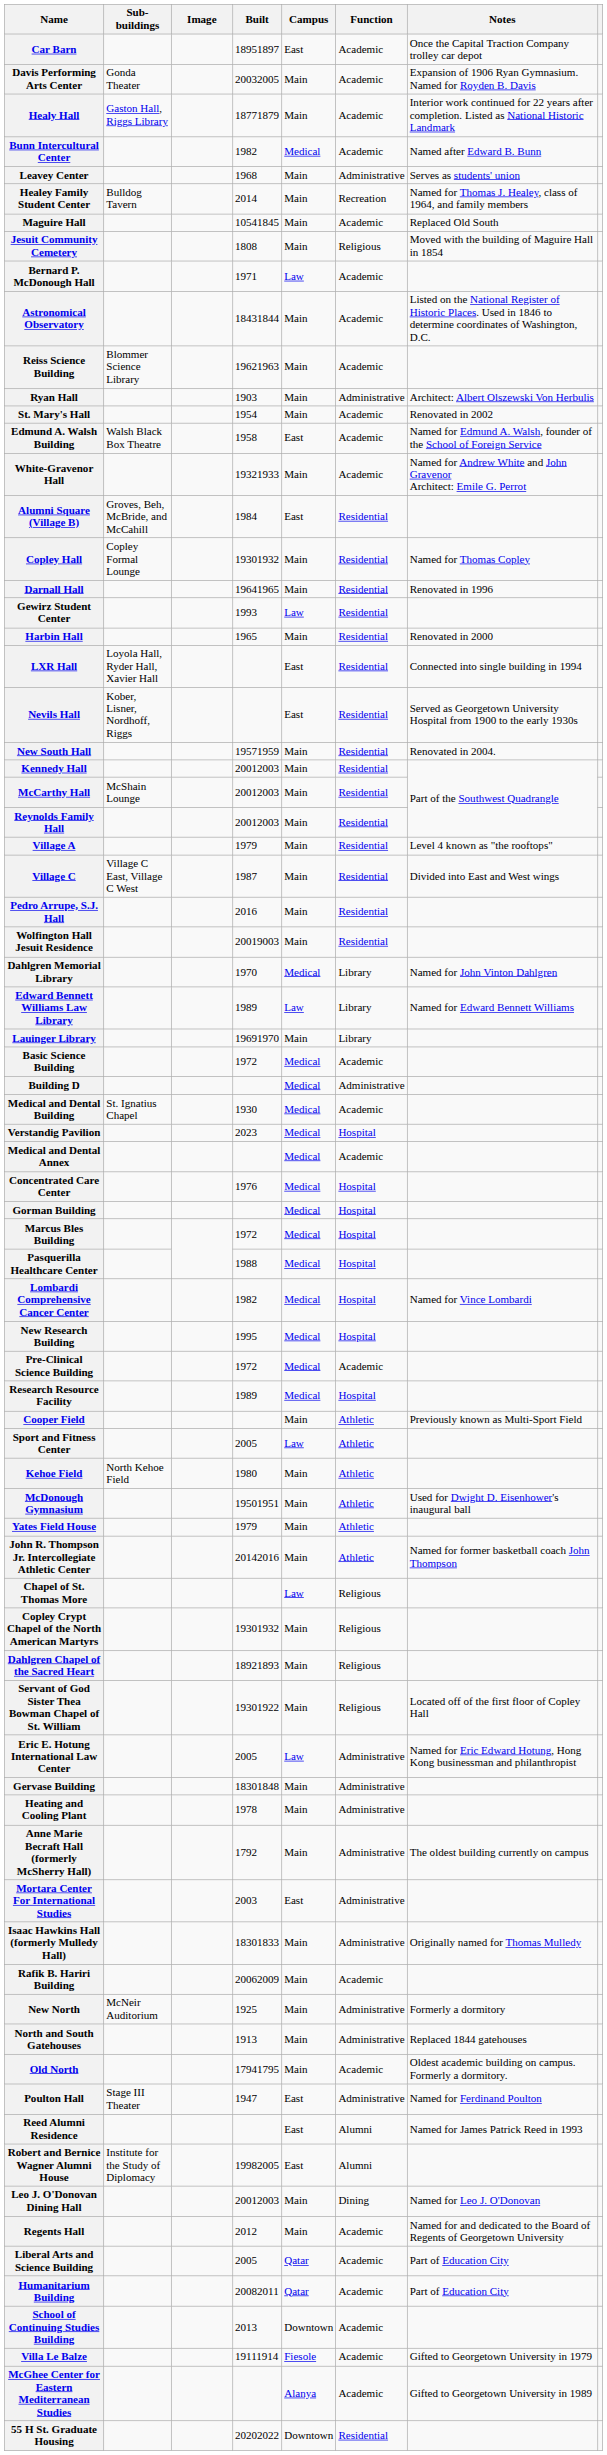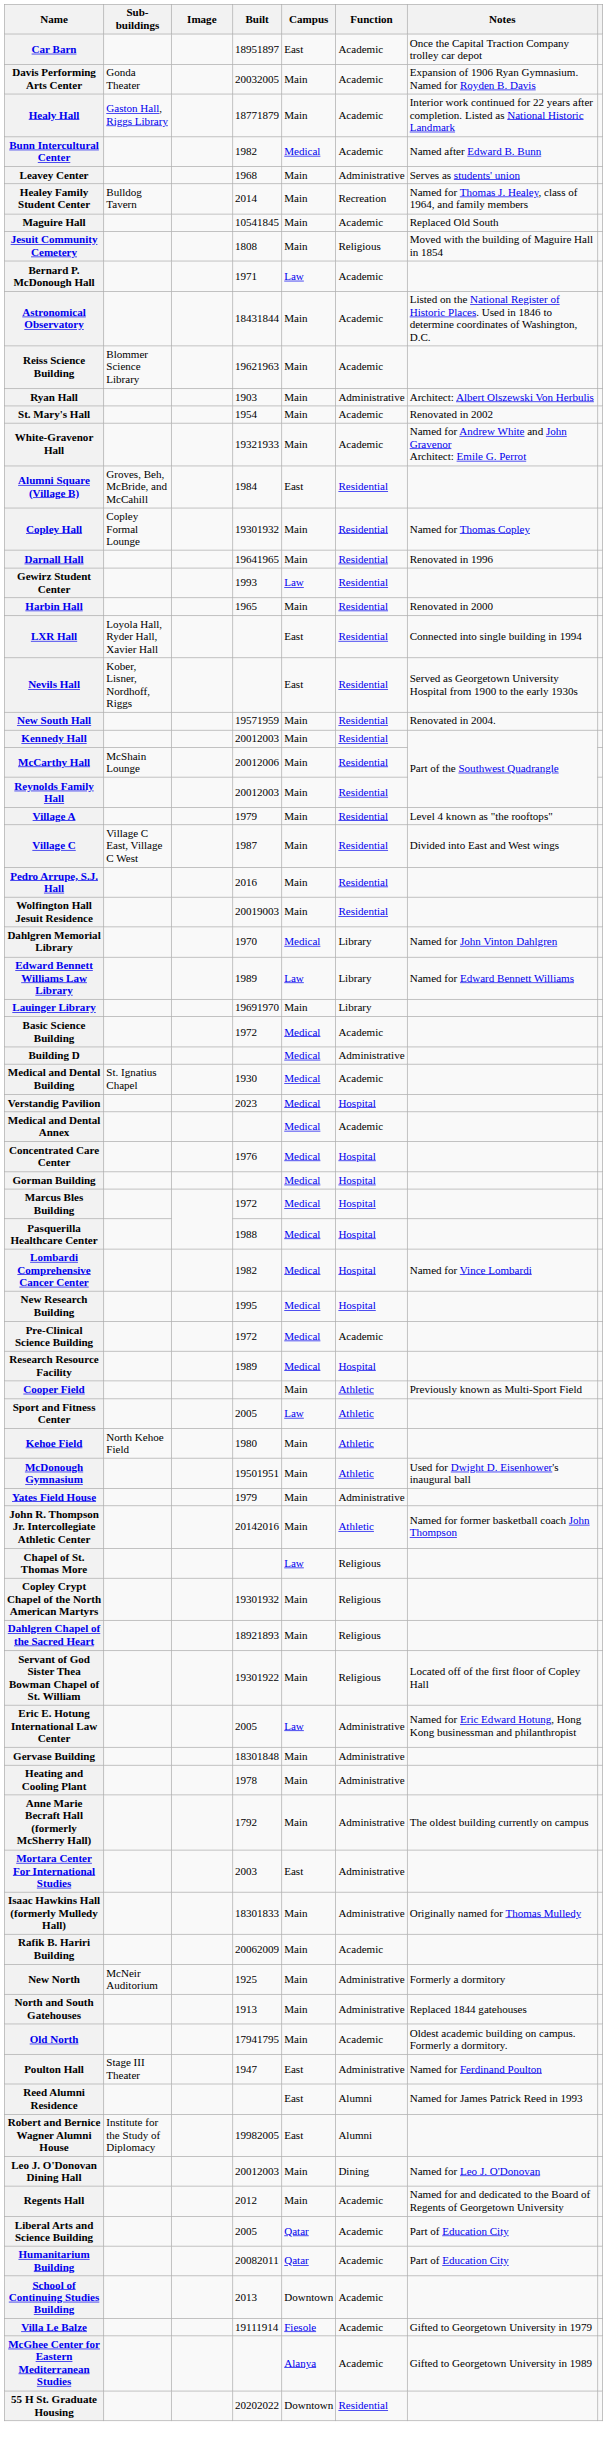- row: (54, 438)
(257, 792) 20012003 -> (257, 762) 20012006
(356, 1527) Athletic -> (371, 1497) Administrative
